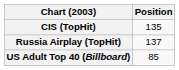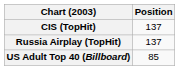(154, 27) 135 -> (154, 27) 137
